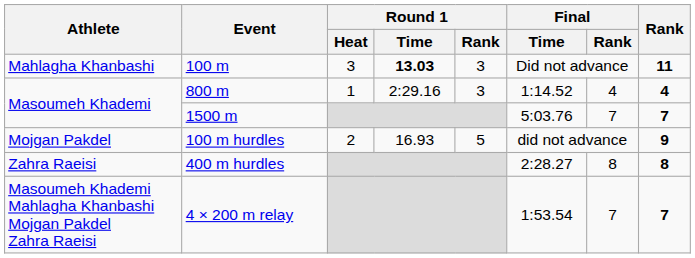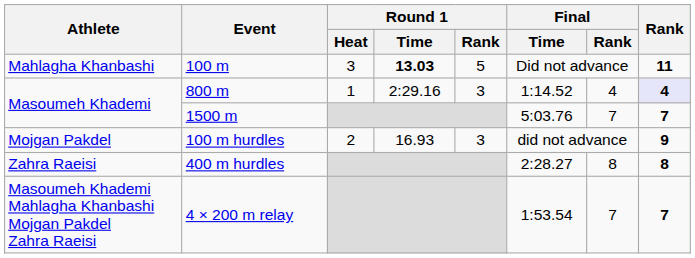(481, 66) 3 -> (481, 66) 5
(665, 91) no background -> (665, 91) lavender background
(481, 140) 5 -> (481, 140) 3
